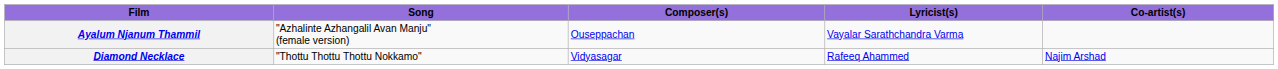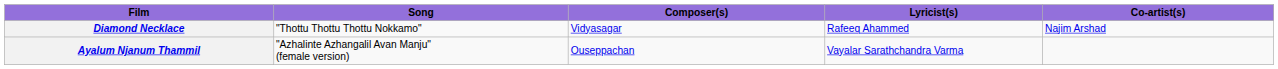rows swapped: (139, 56) <-> (139, 34)
